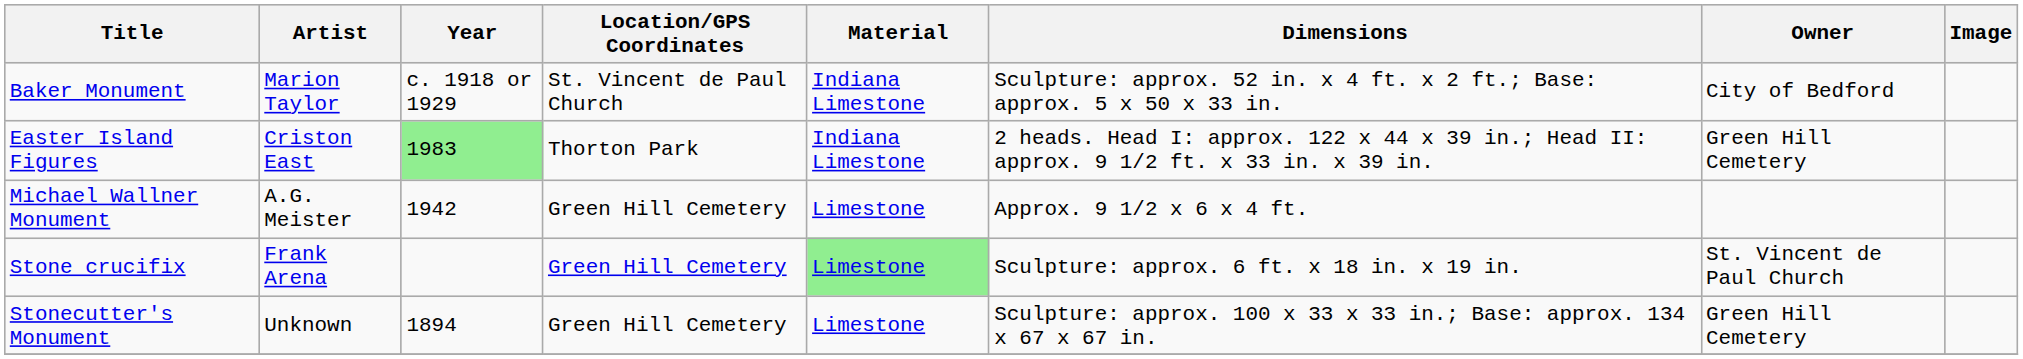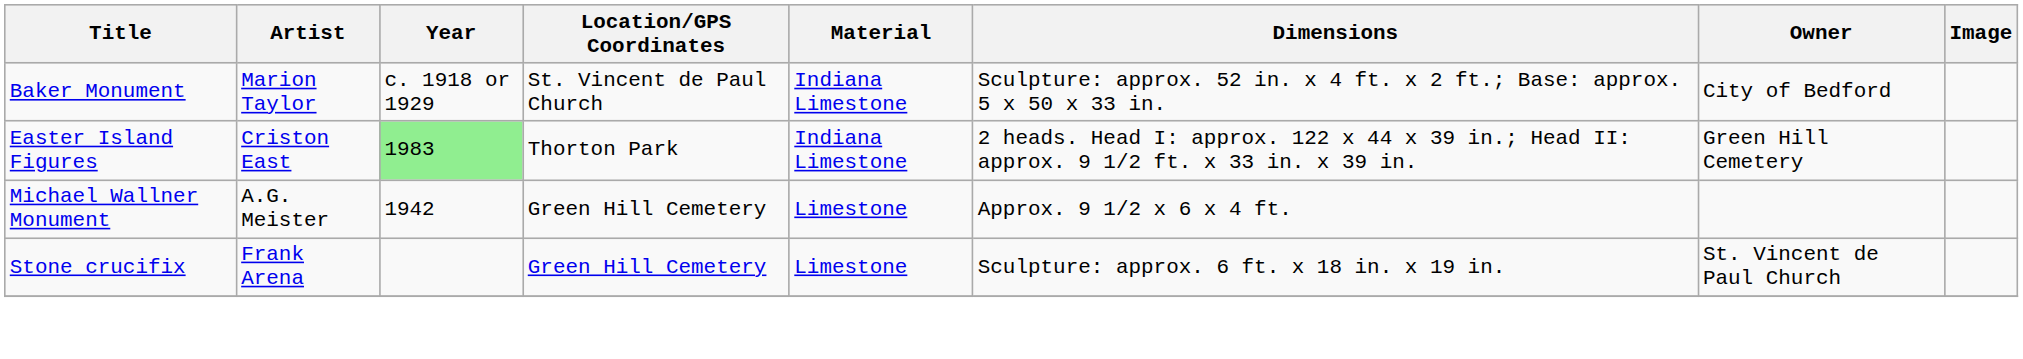(869, 267) lightgreen background -> (851, 267) no background
- row: (91, 325)
